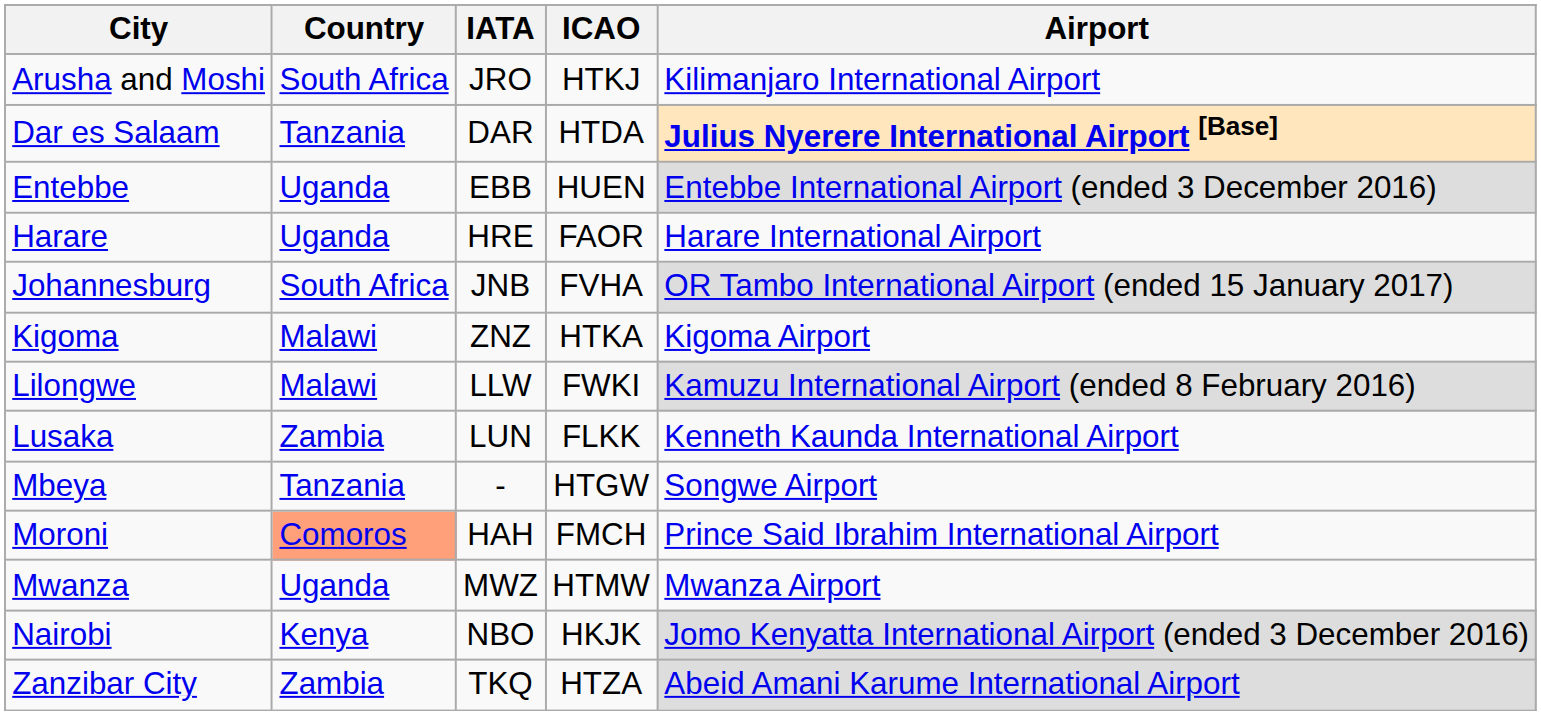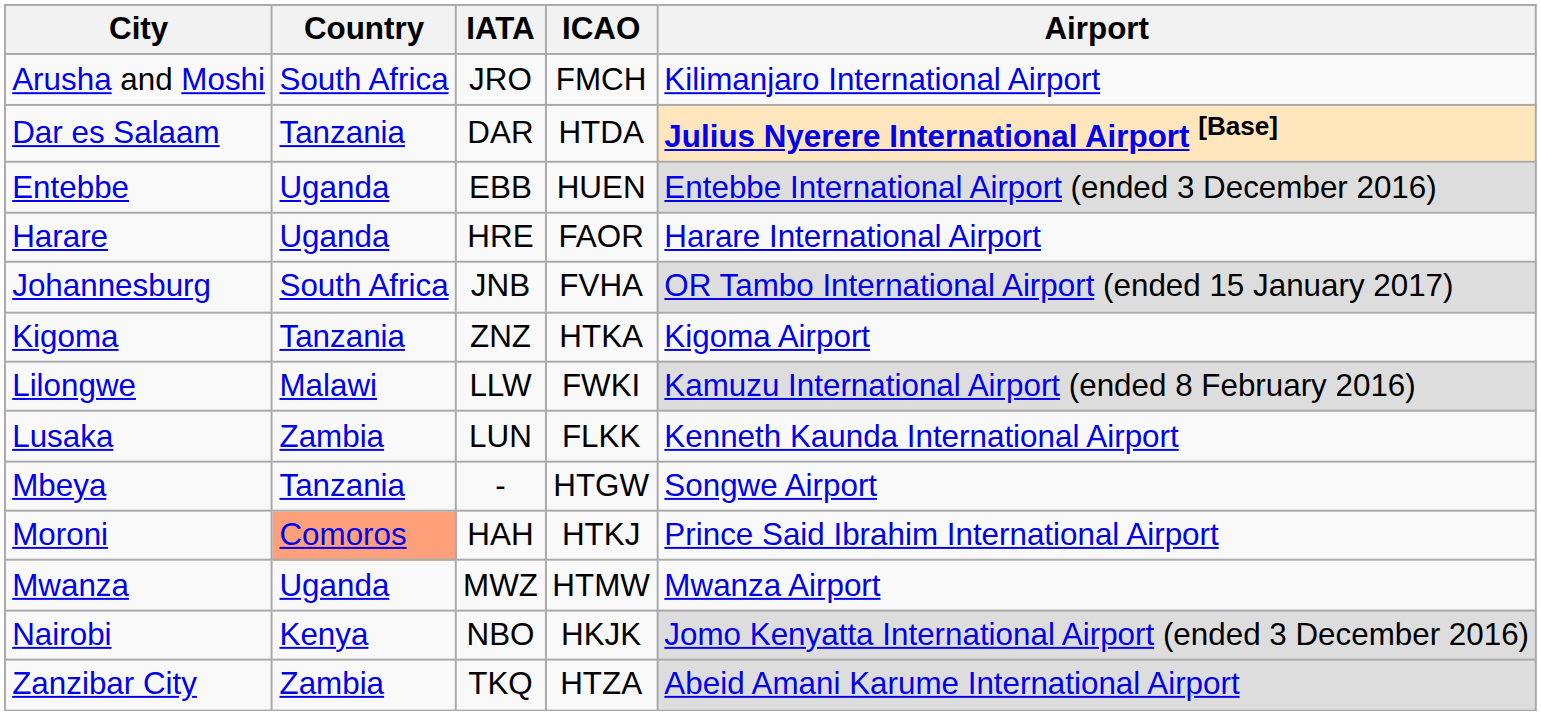(601, 79) HTKJ -> (601, 79) FMCH
(328, 336) Malawi -> (342, 336) Tanzania
(601, 535) FMCH -> (601, 535) HTKJ
